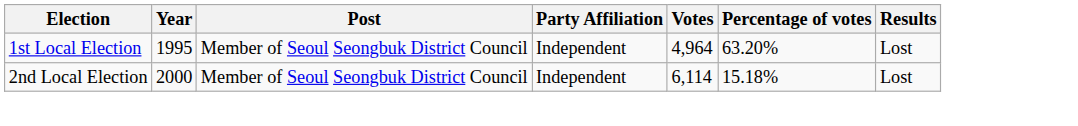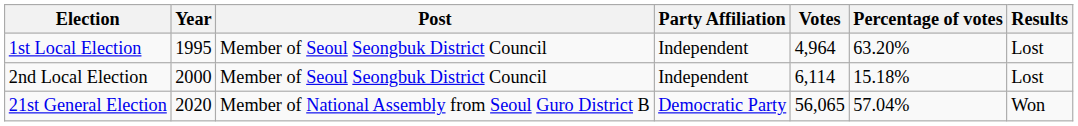+ row: (88, 105)
